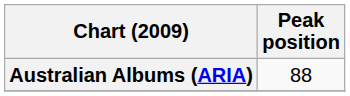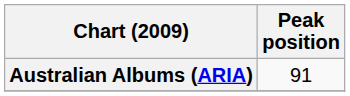(301, 74) 88 -> (301, 74) 91
